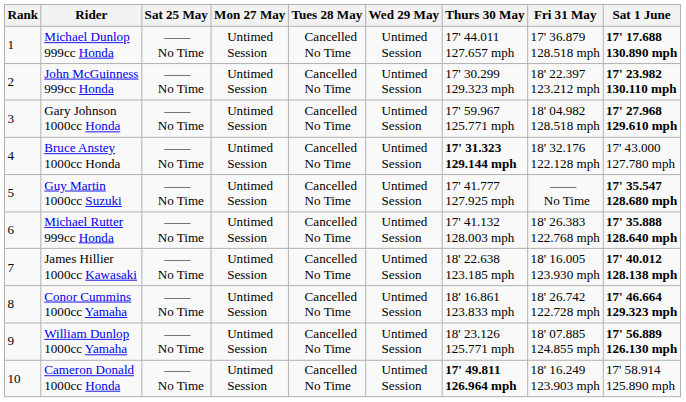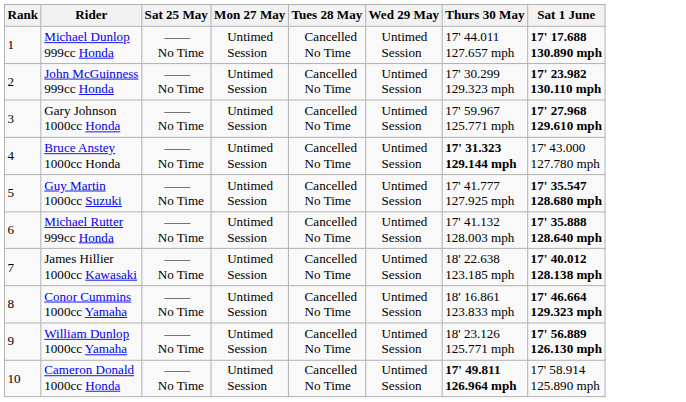- column: (565, 15)
